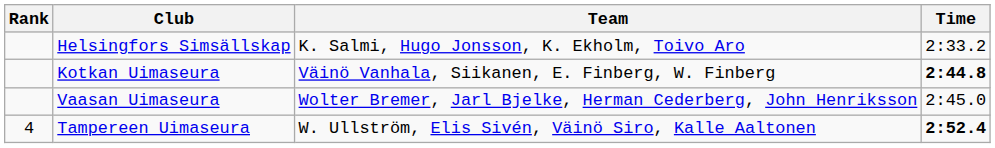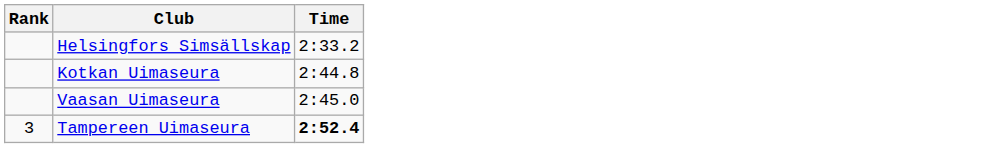- column: (608, 18)
(956, 74) bold -> (329, 74) normal
(29, 129) 4 -> (29, 129) 3
